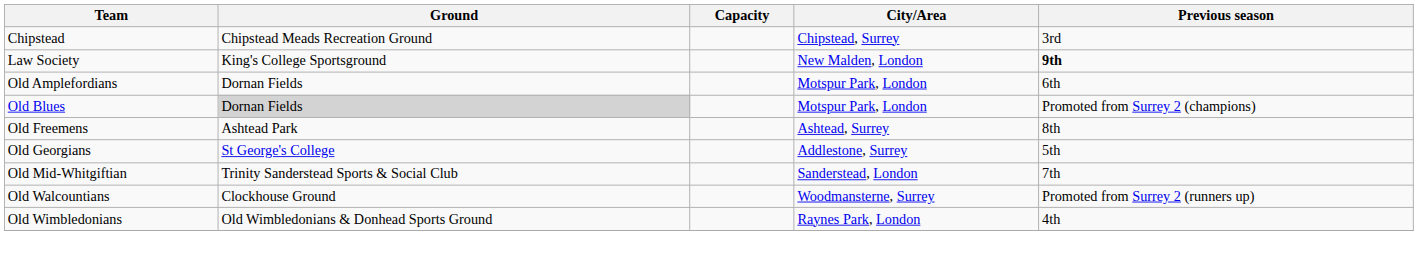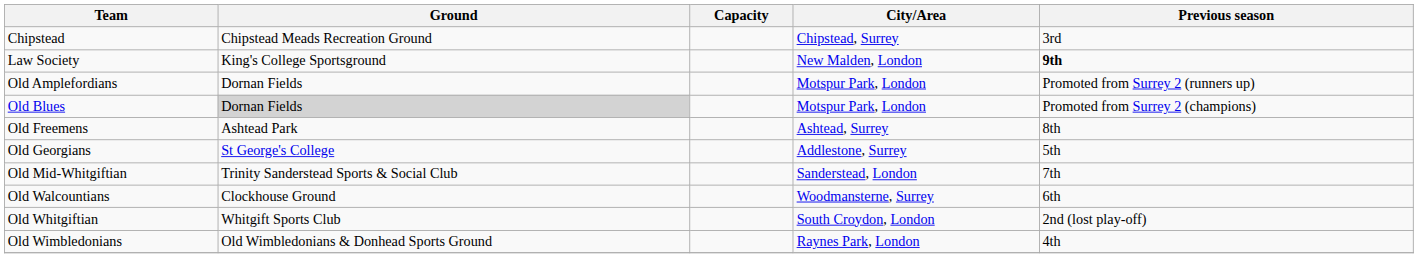(1051, 83) 6th -> (1149, 83) Promoted from Surrey 2 (runners up)
(1148, 196) Promoted from Surrey 2 (runners up) -> (1052, 196) 6th
+ row: (53, 219)
